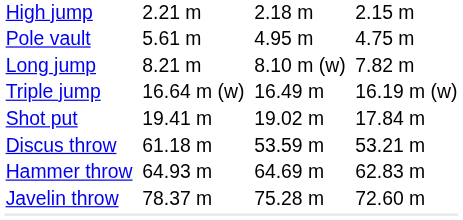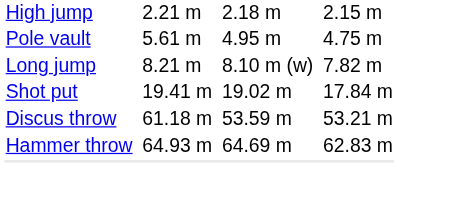- row: (53, 92)
- row: (62, 198)
